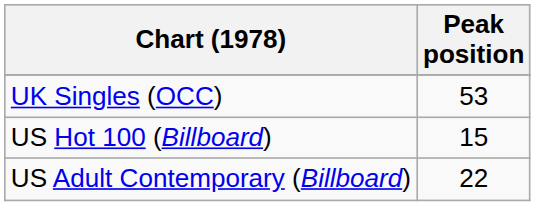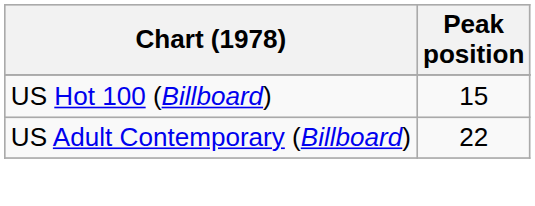- row: (117, 95)
